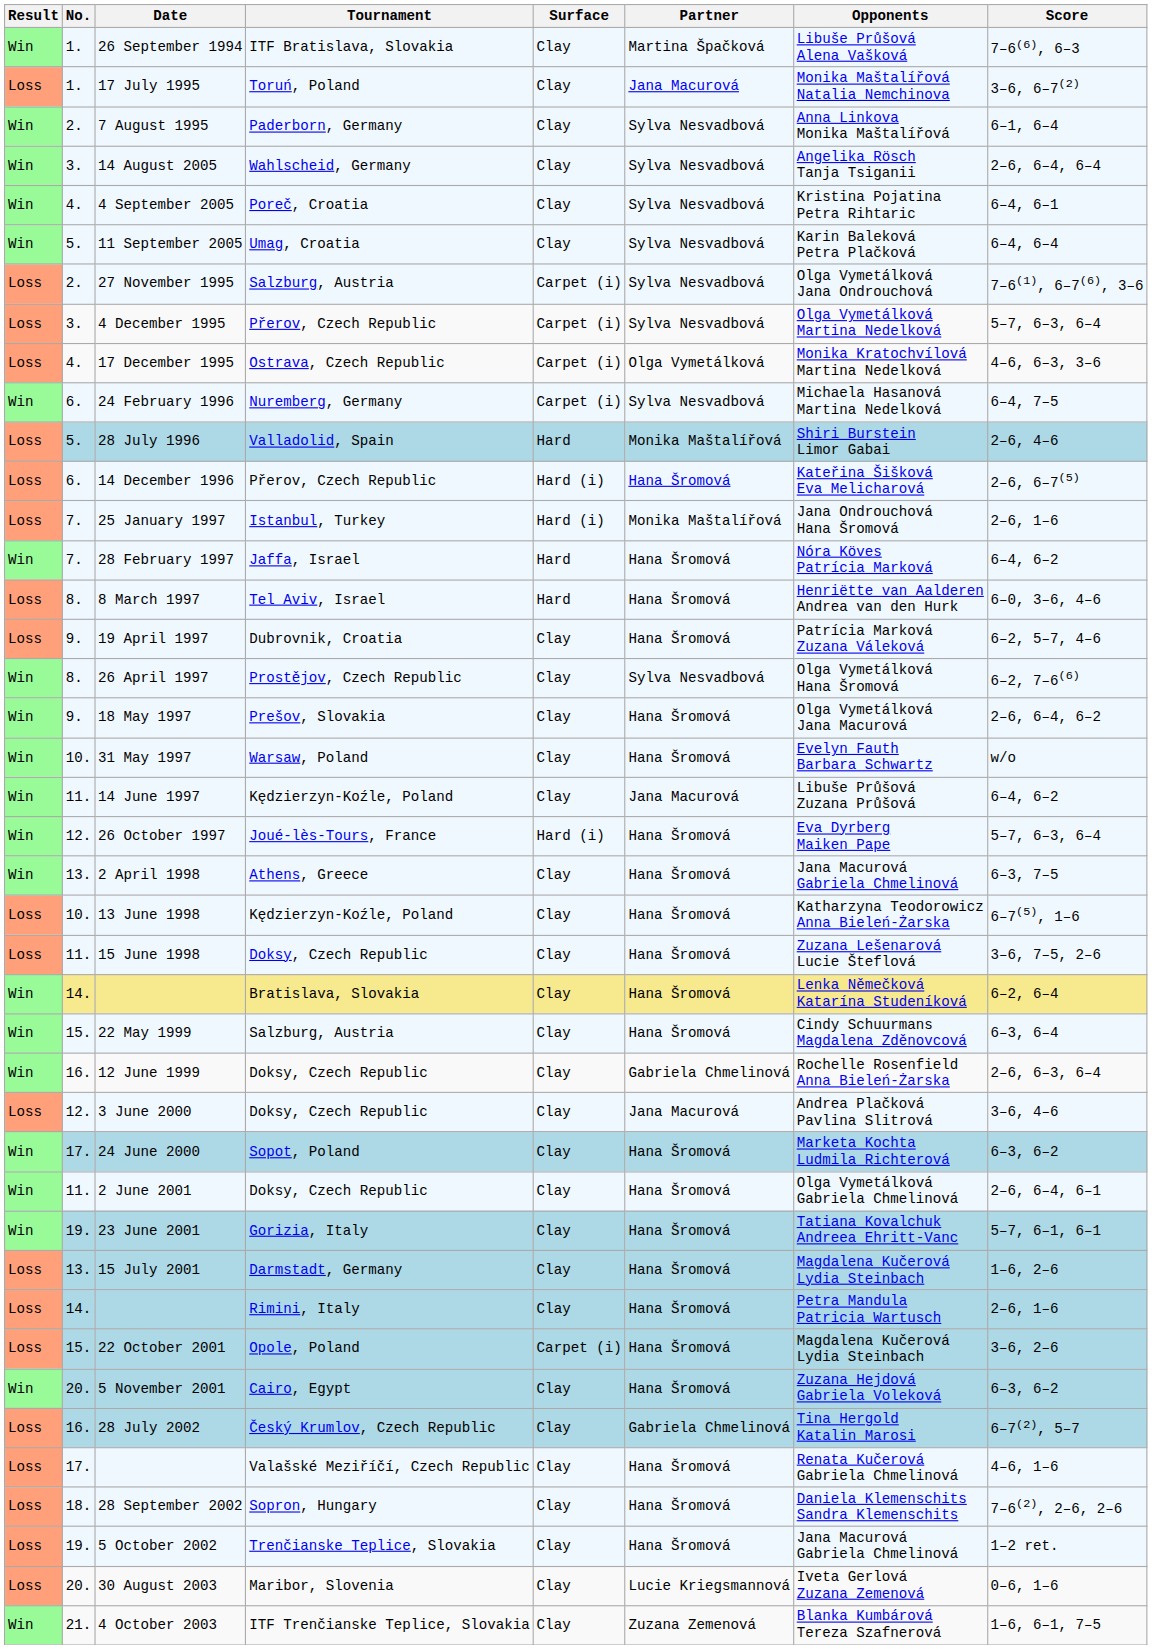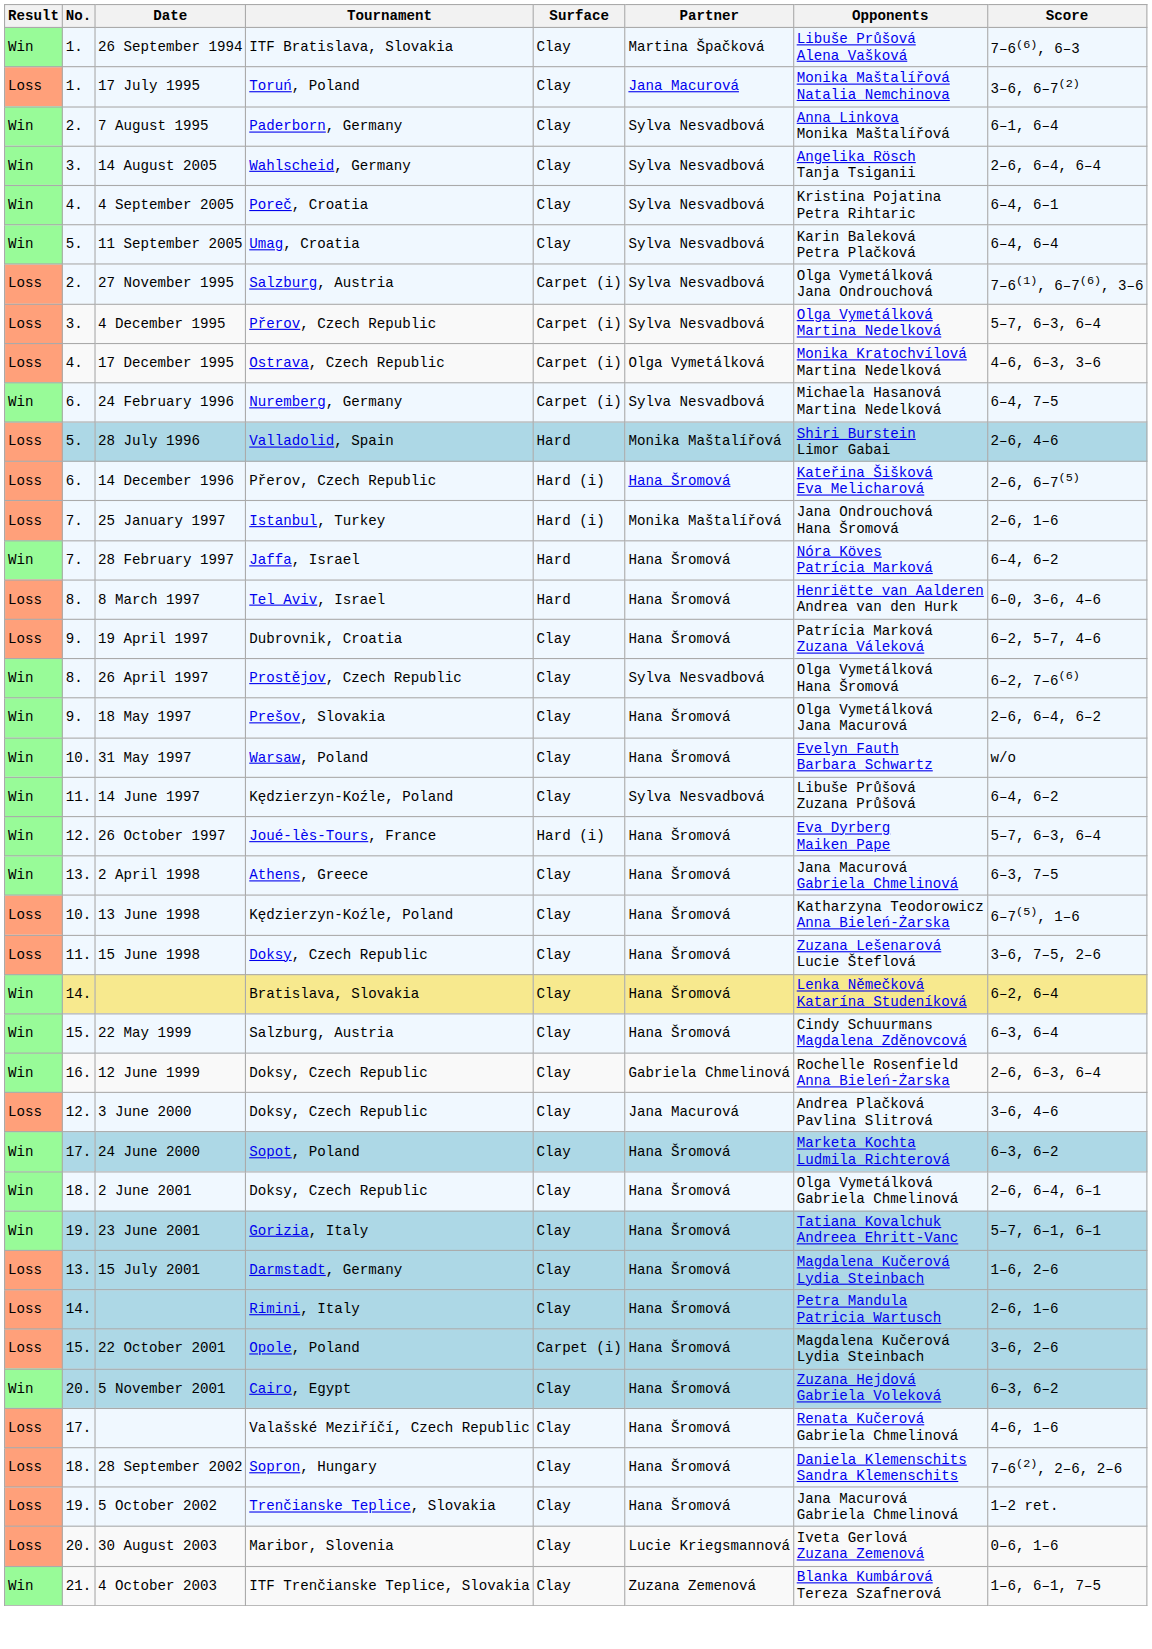(684, 797) Jana Macurová -> (696, 797) Sylva Nesvadbová
(78, 1191) 11. -> (78, 1191) 18.
- row: (149, 1428)
